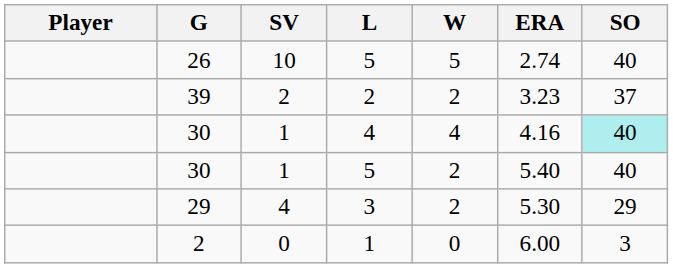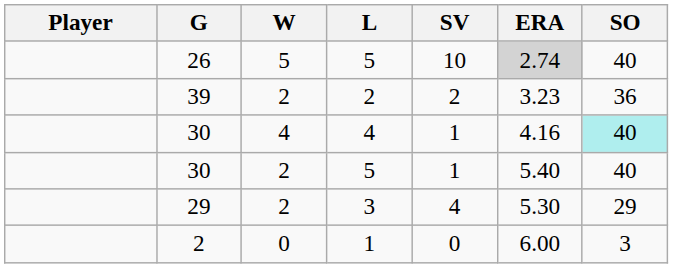columns swapped: (455, 22) <-> (284, 22)
(540, 59) no background -> (540, 59) lightgrey background
(625, 96) 37 -> (625, 96) 36
